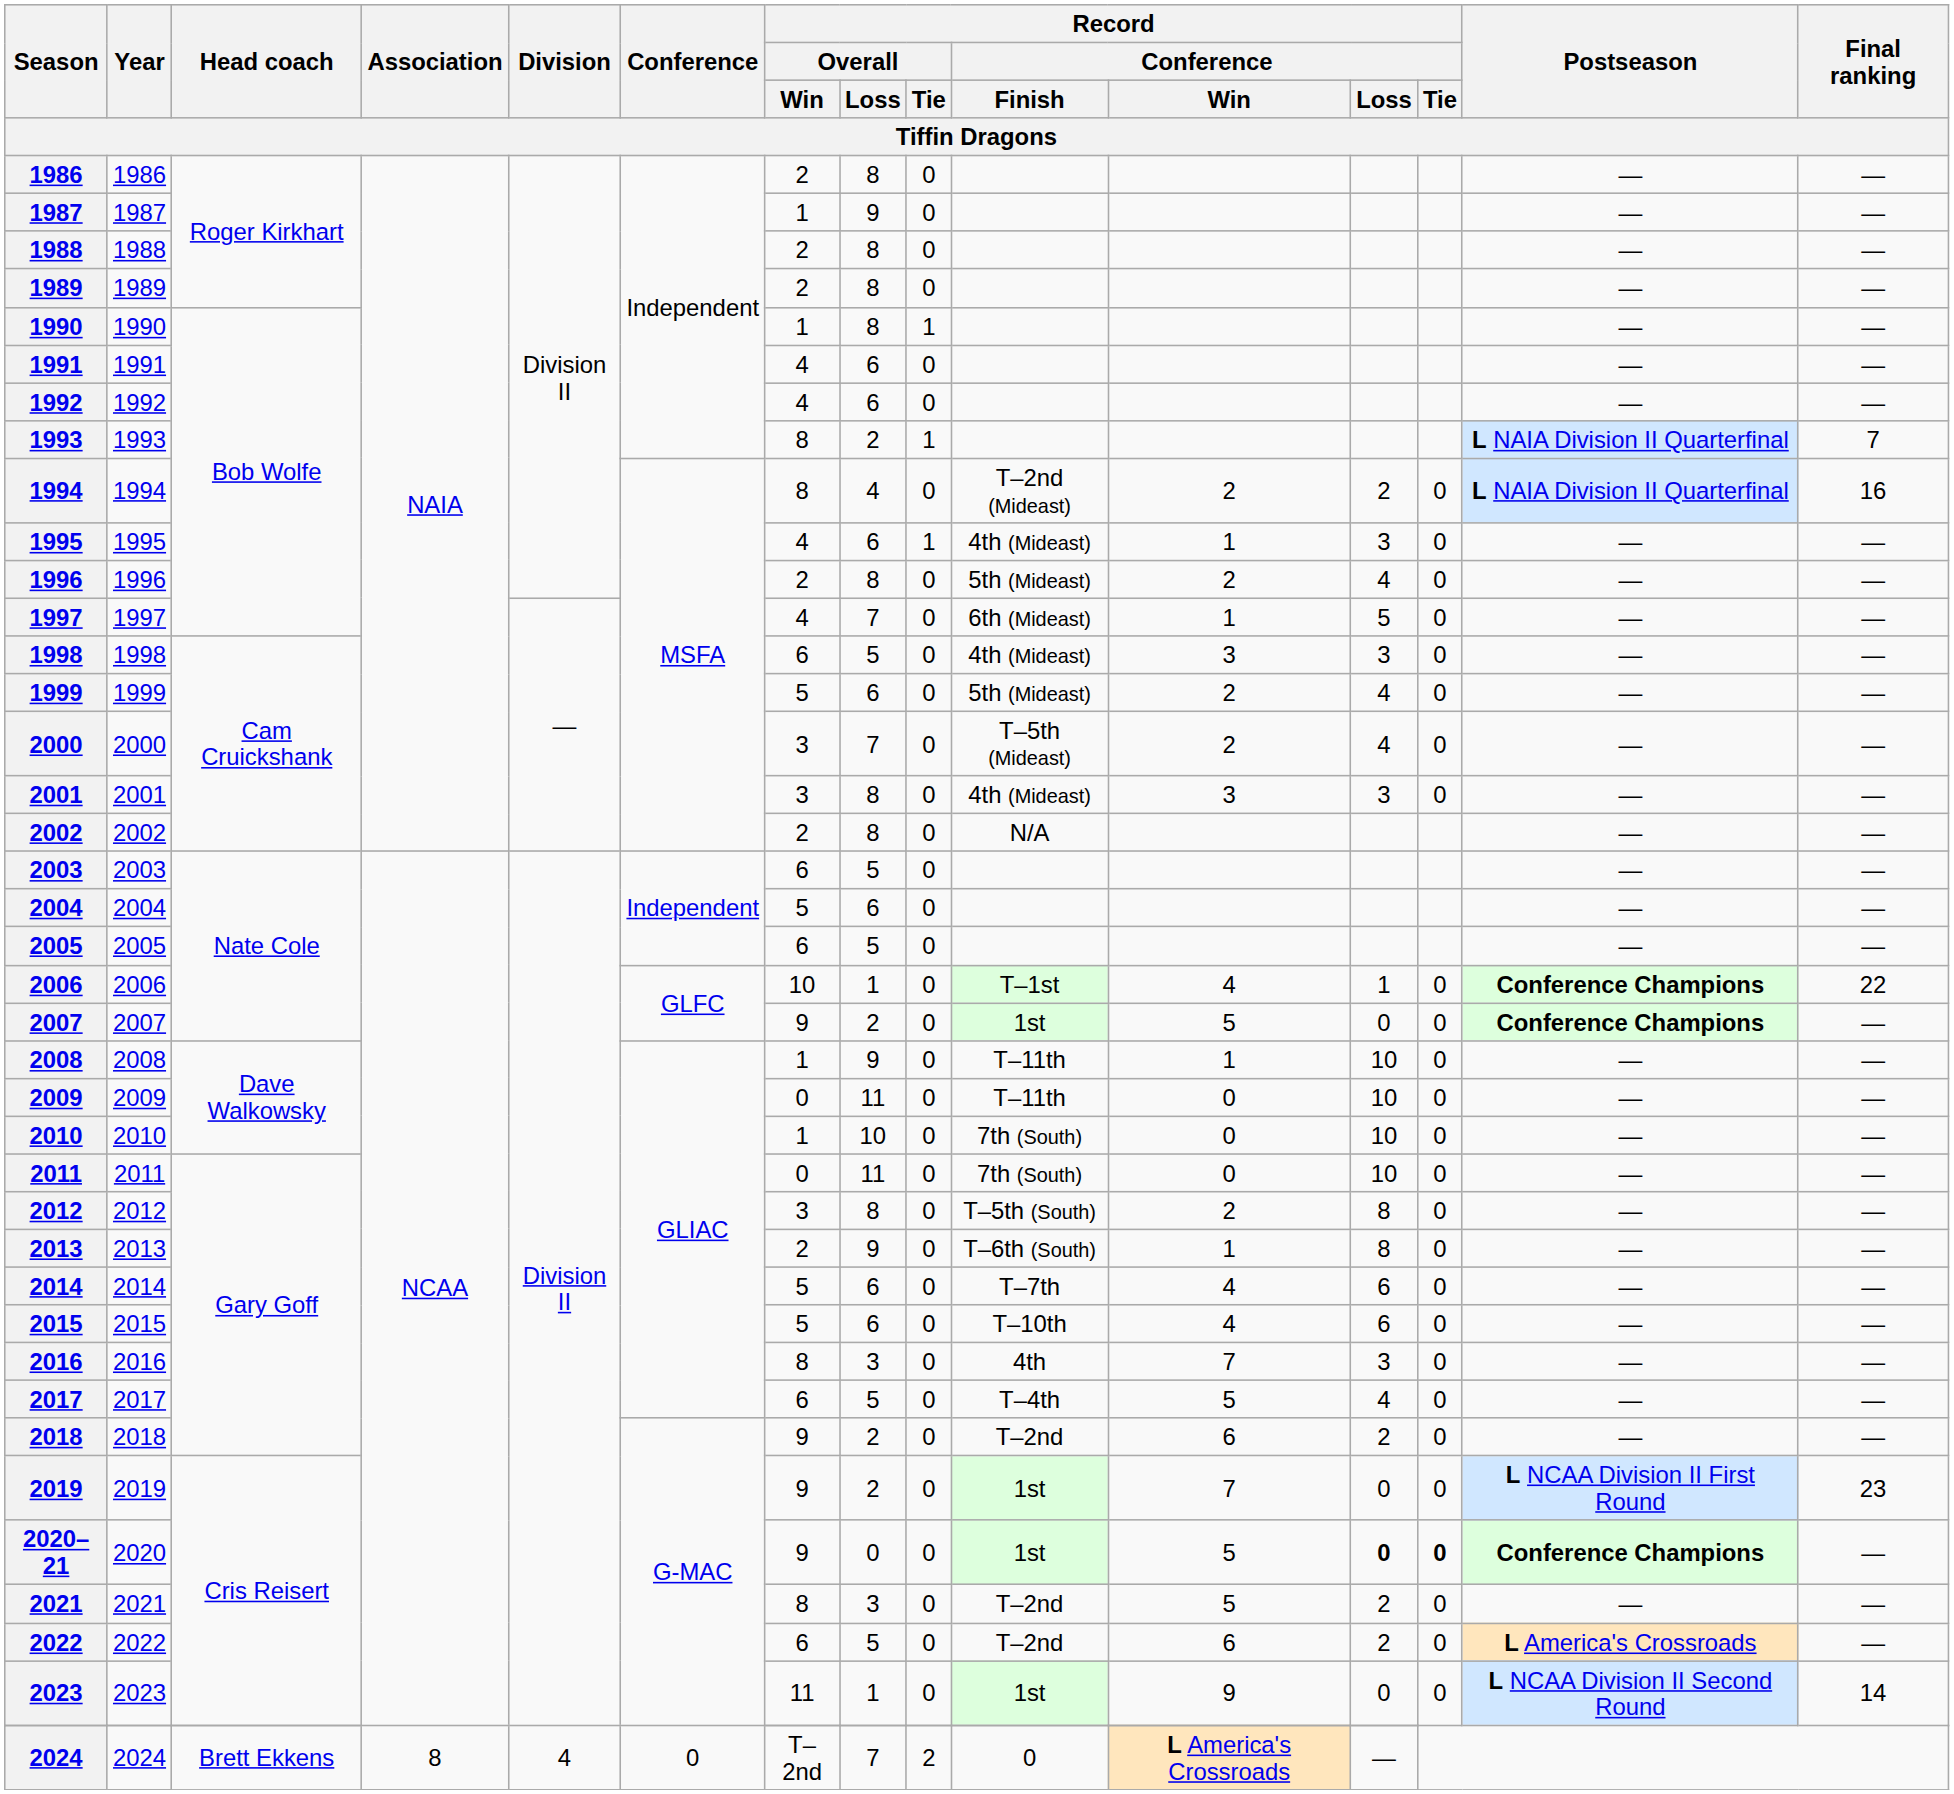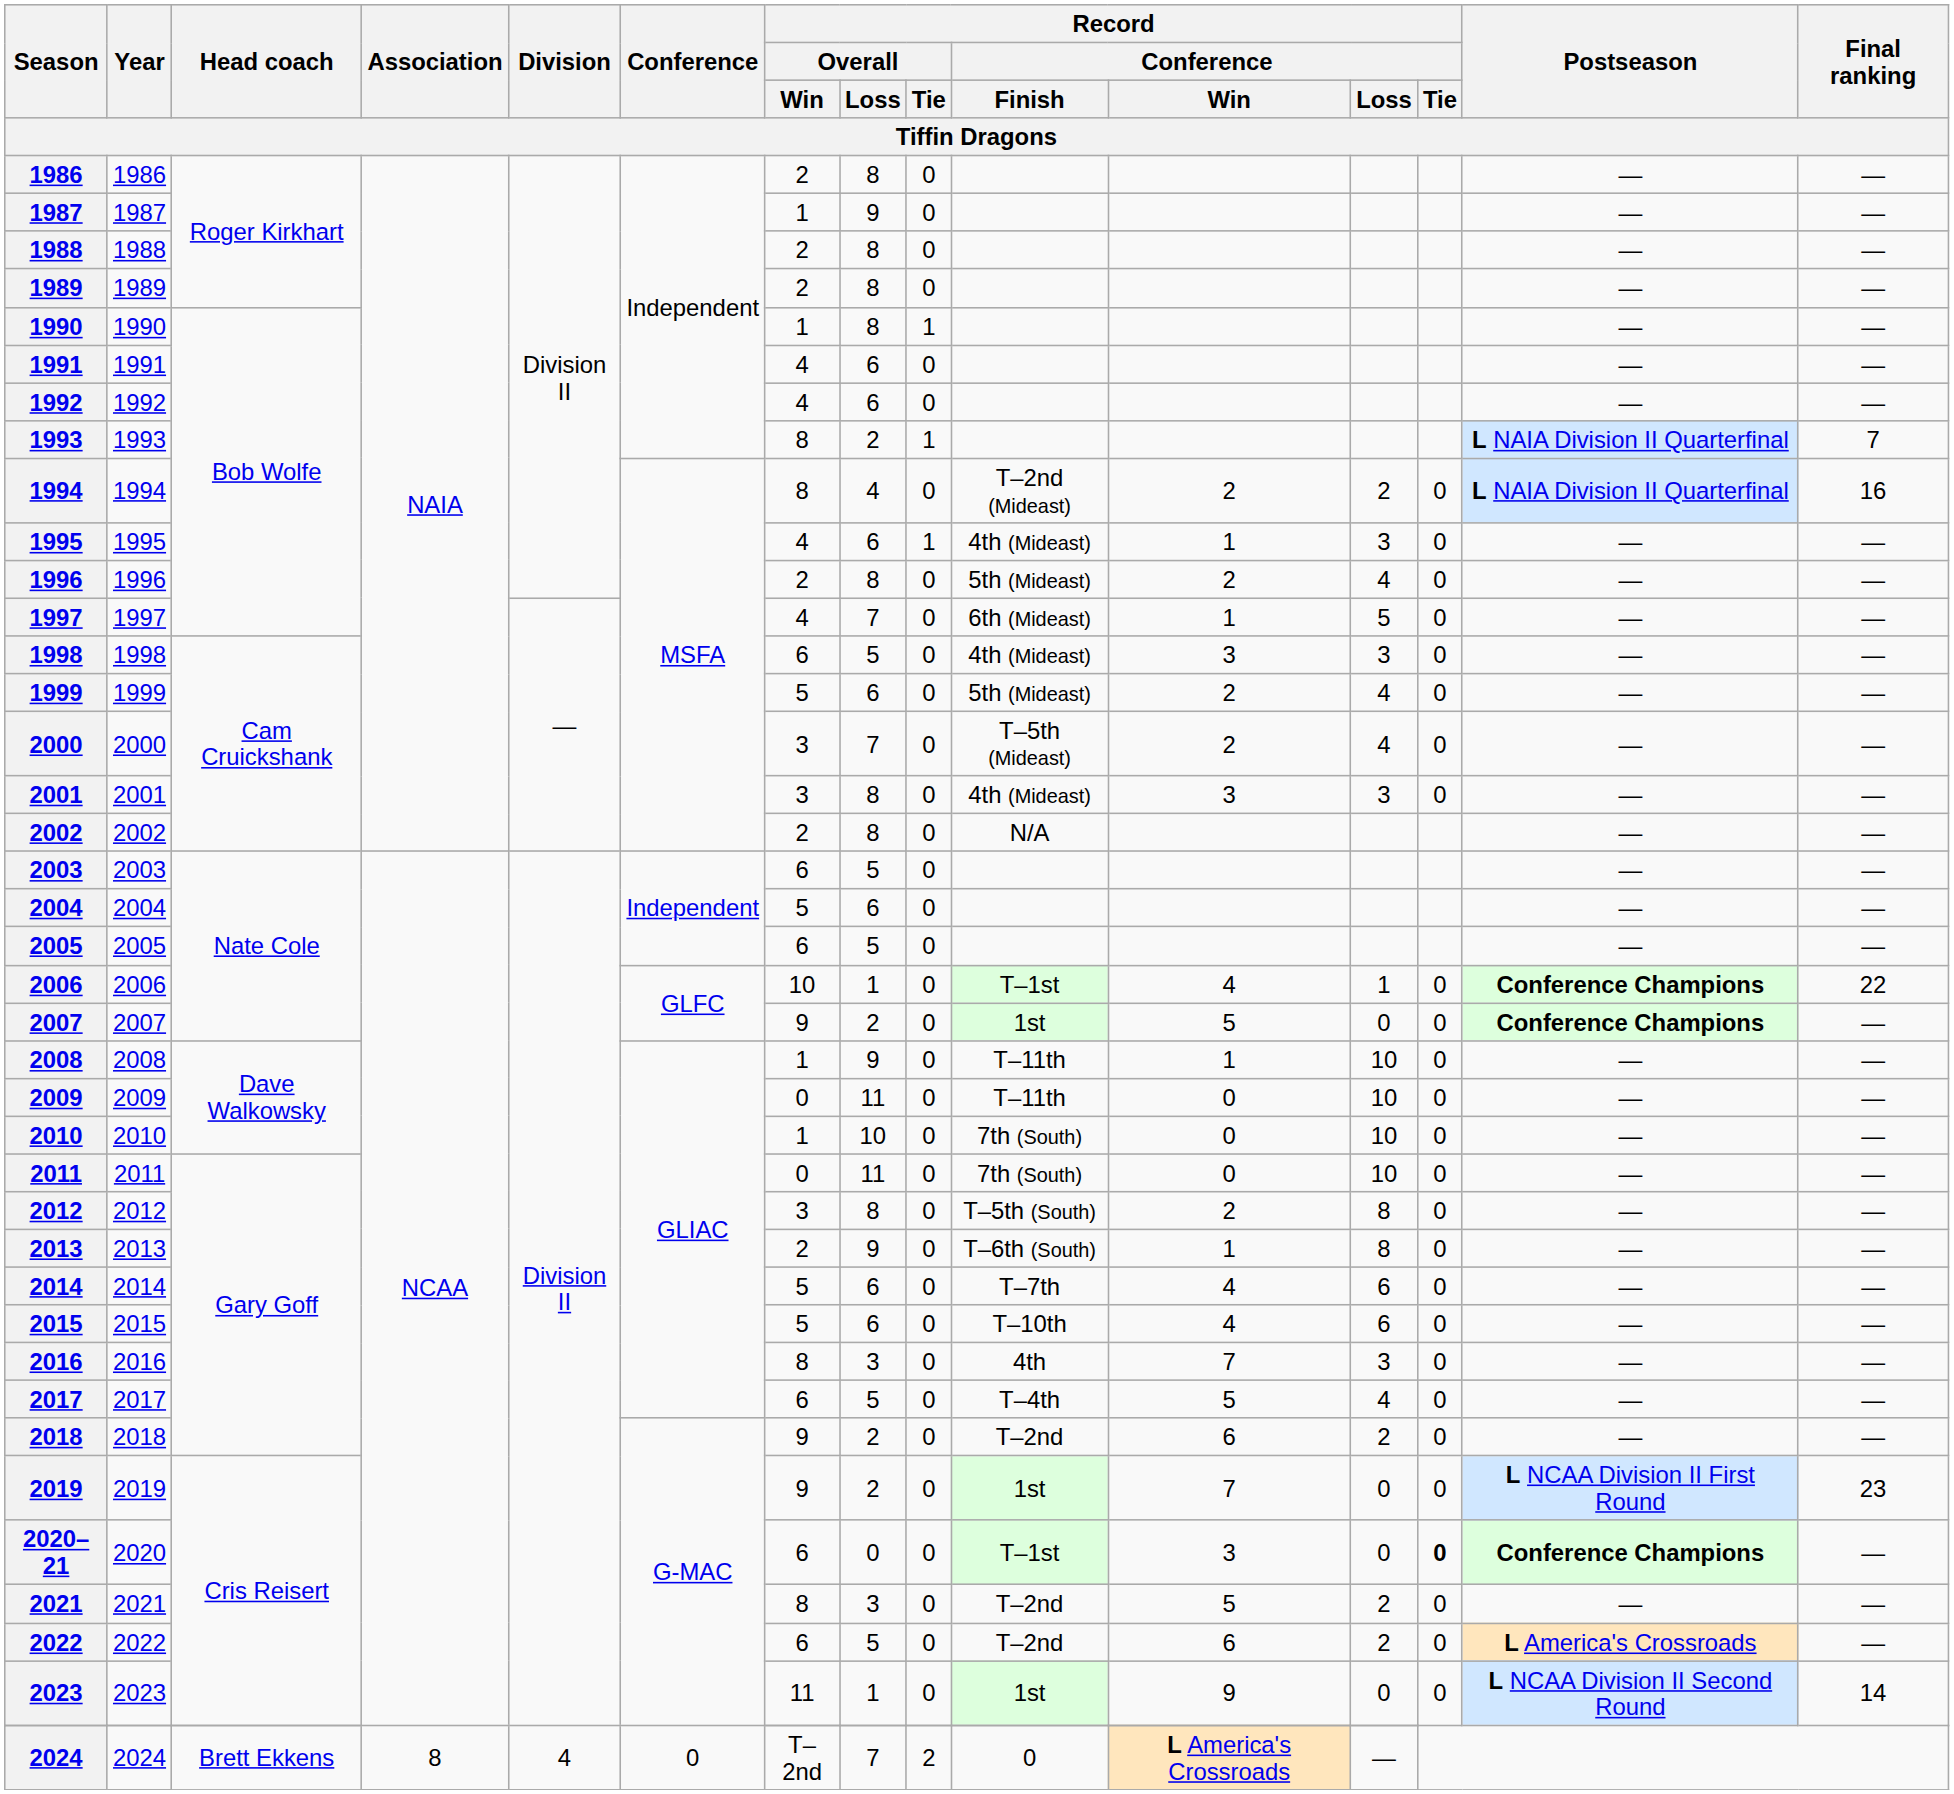(802, 1553) 9 -> (802, 1553) 6
(1030, 1553) 1st -> (1030, 1553) T–1st
(1229, 1553) 5 -> (1229, 1553) 3
(1384, 1553) bold -> (1384, 1553) normal
